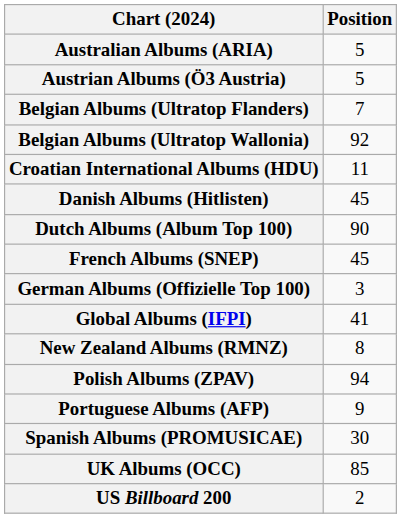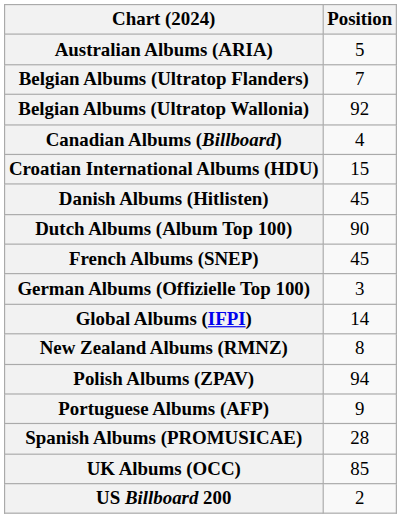- row: (164, 79)
+ row: (164, 139)
(360, 169) 11 -> (360, 169) 15
(360, 318) 41 -> (360, 318) 14
(360, 438) 30 -> (360, 438) 28
